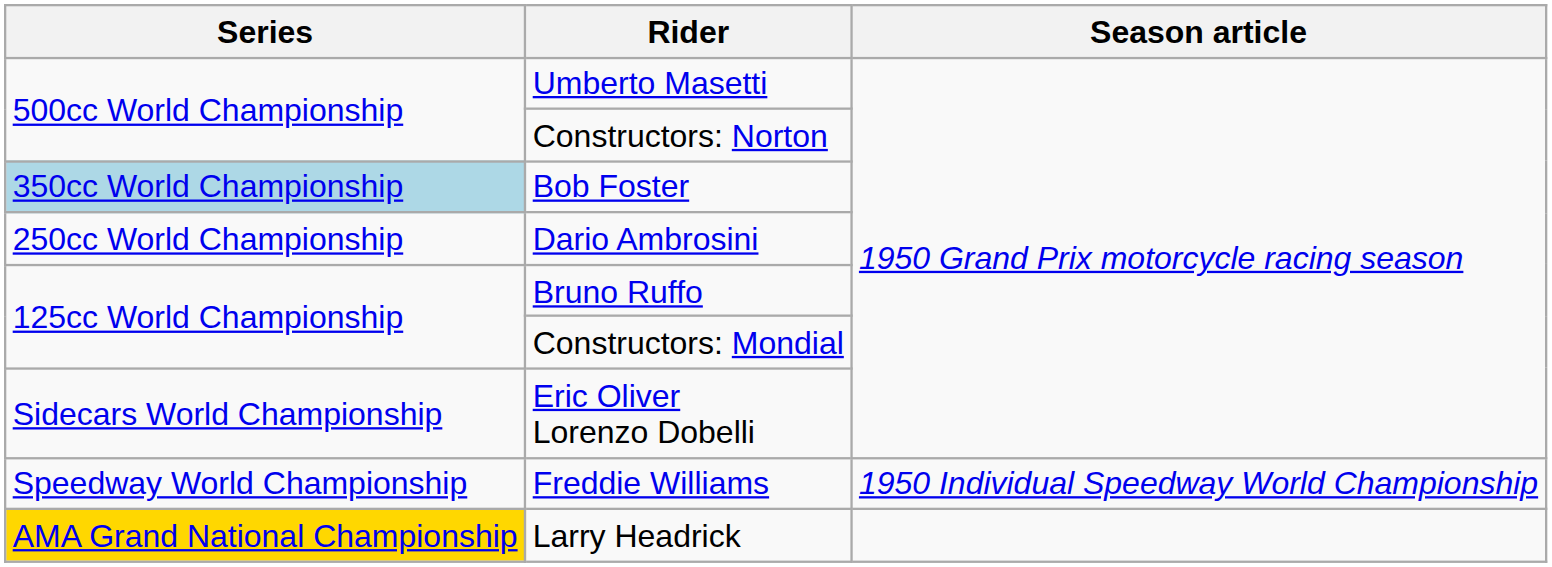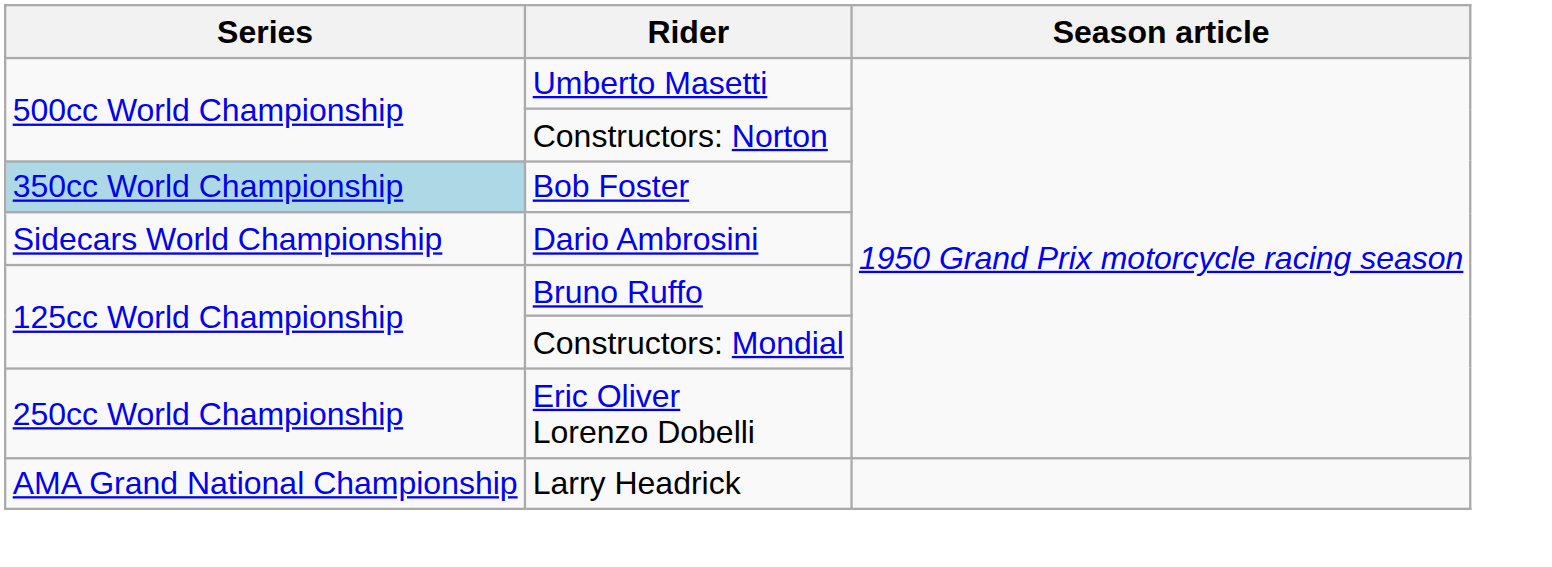(208, 239) 250cc World Championship -> (228, 239) Sidecars World Championship
(228, 413) Sidecars World Championship -> (208, 413) 250cc World Championship
- row: (651, 483)
(265, 535) gold background -> (265, 483) no background
